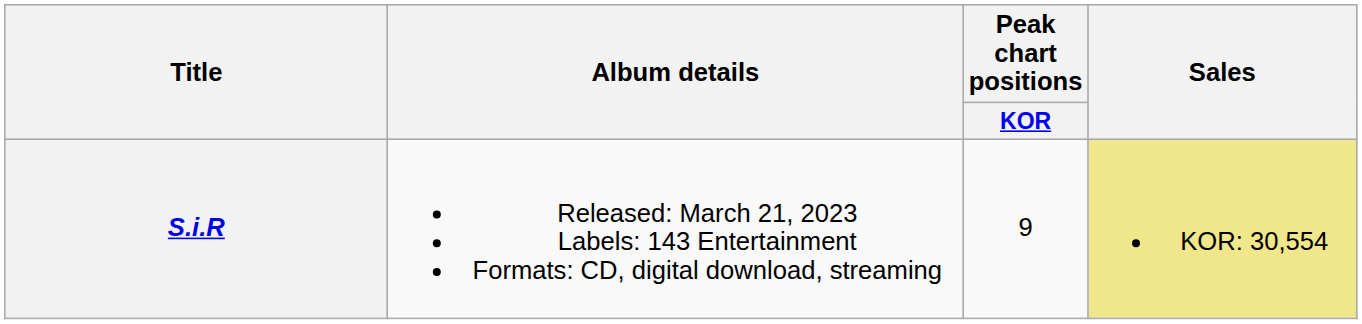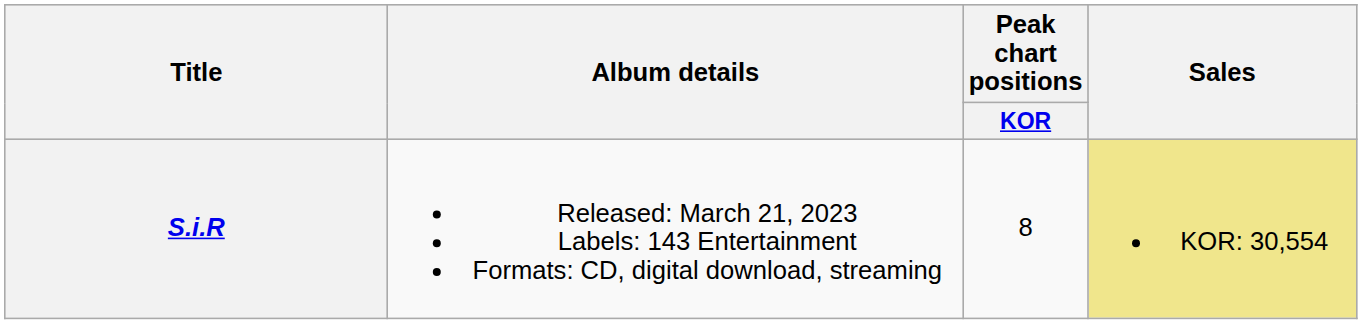(1026, 228) 9 -> (1026, 228) 8
